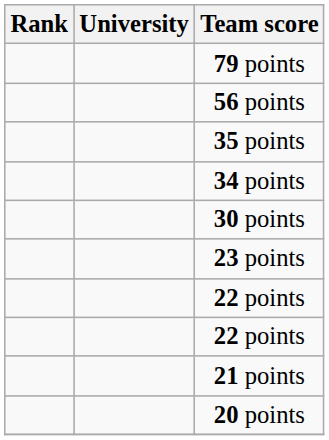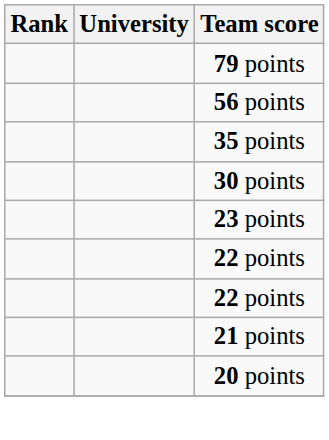- row: (39, 181)
